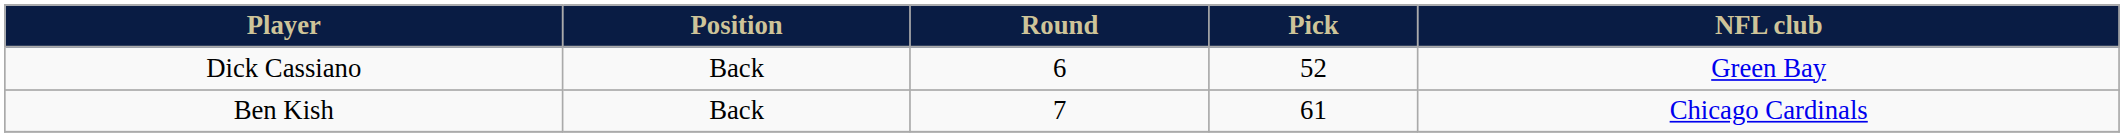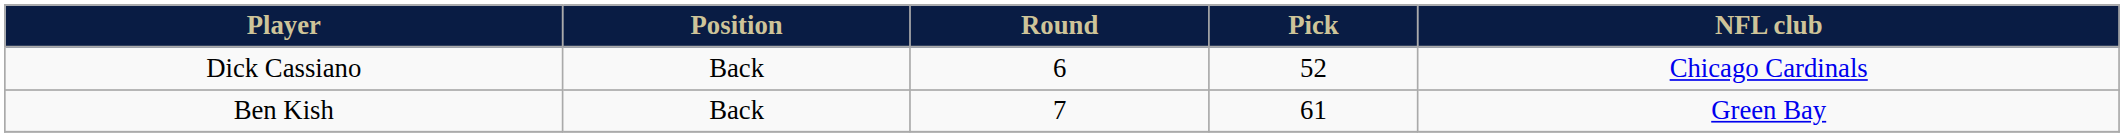(1769, 68) Green Bay -> (1769, 68) Chicago Cardinals
(1769, 110) Chicago Cardinals -> (1769, 110) Green Bay
